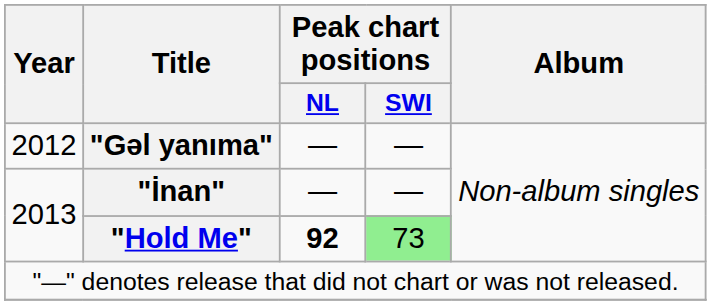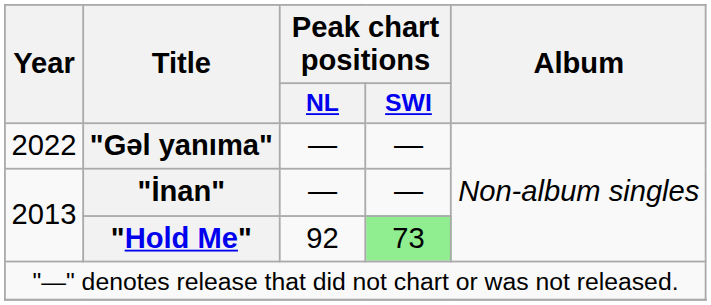(44, 145) 2012 -> (44, 145) 2022
(323, 237) bold -> (323, 237) normal
